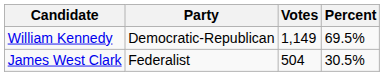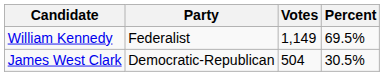(201, 37) Democratic-Republican -> (159, 37) Federalist
(159, 60) Federalist -> (201, 60) Democratic-Republican
